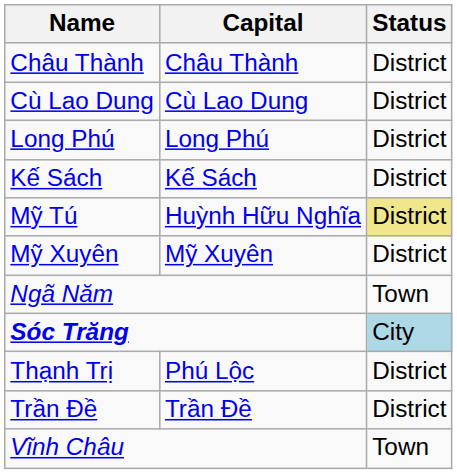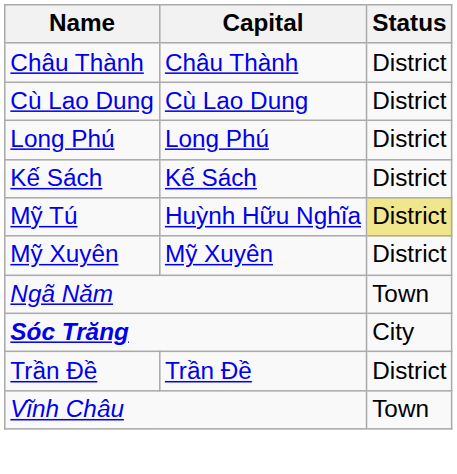(393, 332) lightblue background -> (393, 332) no background
- row: (62, 370)
